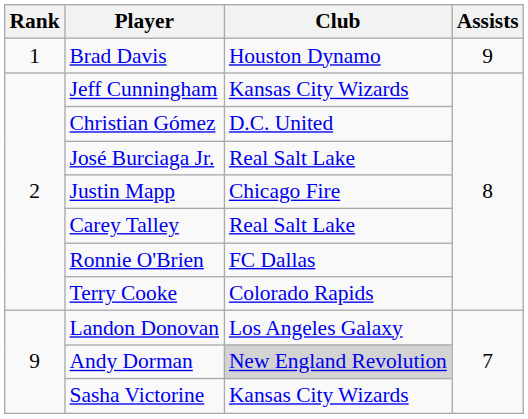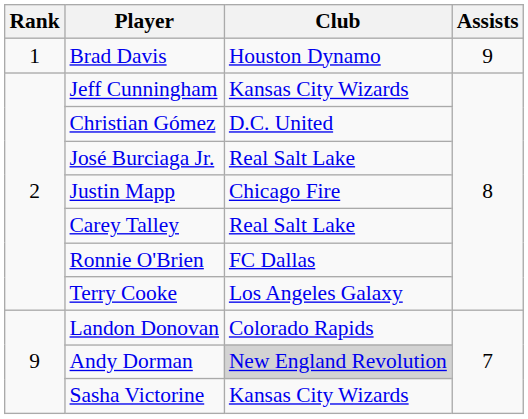(301, 293) Colorado Rapids -> (316, 293) Los Angeles Galaxy
(316, 327) Los Angeles Galaxy -> (301, 327) Colorado Rapids
